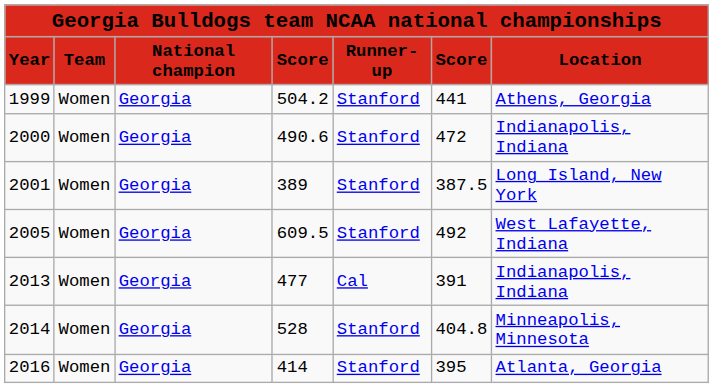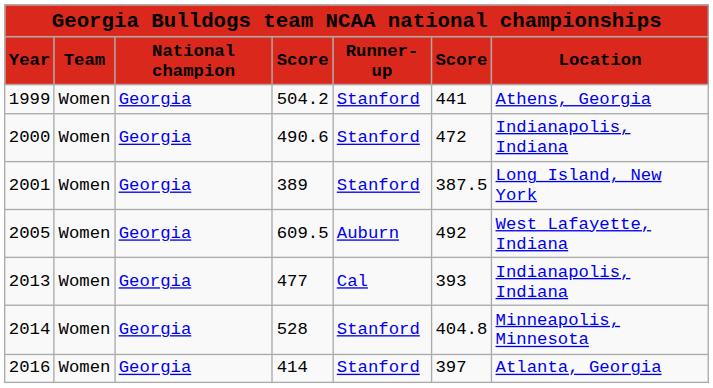(378, 233) Stanford -> (368, 233) Auburn
(451, 282) 391 -> (451, 282) 393
(451, 368) 395 -> (451, 368) 397
